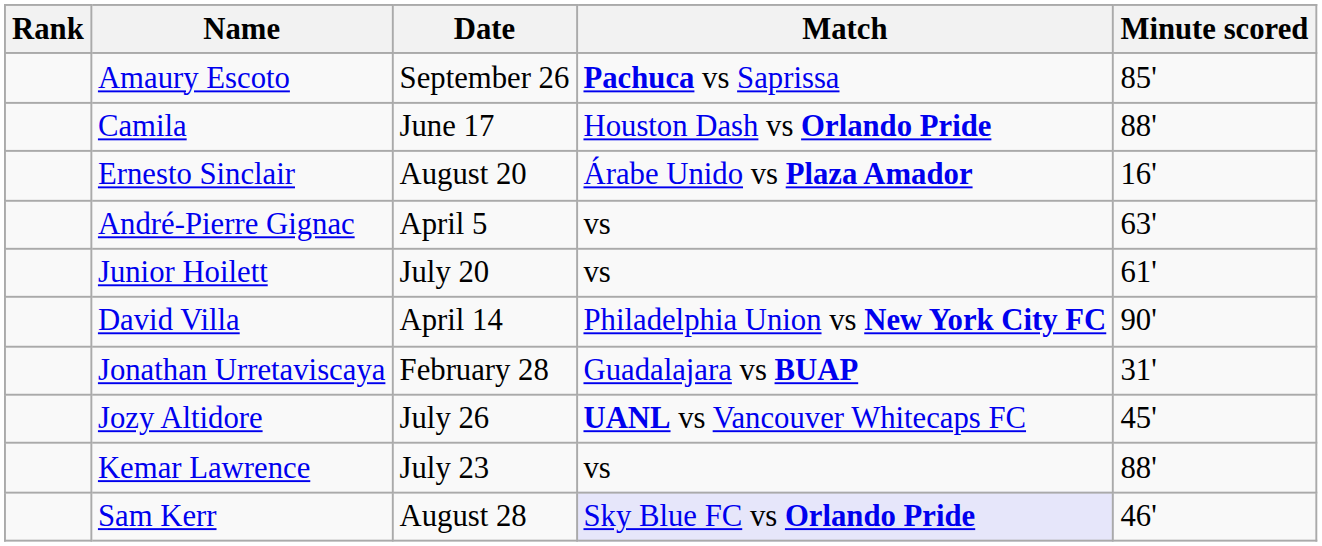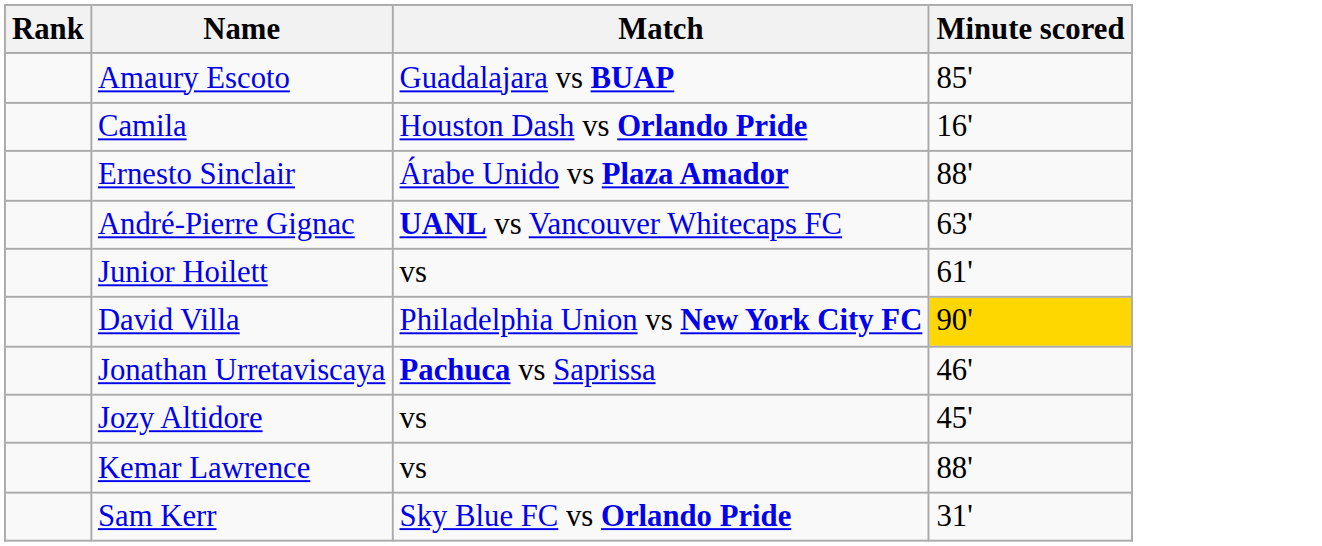- column: (484, 28)
(711, 77) Pachuca vs Saprissa -> (537, 77) Guadalajara vs BUAP
(1139, 126) 88' -> (955, 126) 16'
(1139, 175) 16' -> (955, 175) 88'
(597, 223) vs -> (621, 223) UANL vs Vancouver Whitecaps FC
(1139, 321) no background -> (955, 321) gold background
(721, 369) Guadalajara vs BUAP -> (528, 369) Pachuca vs Saprissa
(1139, 369) 31' -> (955, 369) 46'
(805, 418) UANL vs Vancouver Whitecaps FC -> (413, 418) vs
(779, 516) lavender background -> (595, 516) no background
(1139, 516) 46' -> (955, 516) 31'
